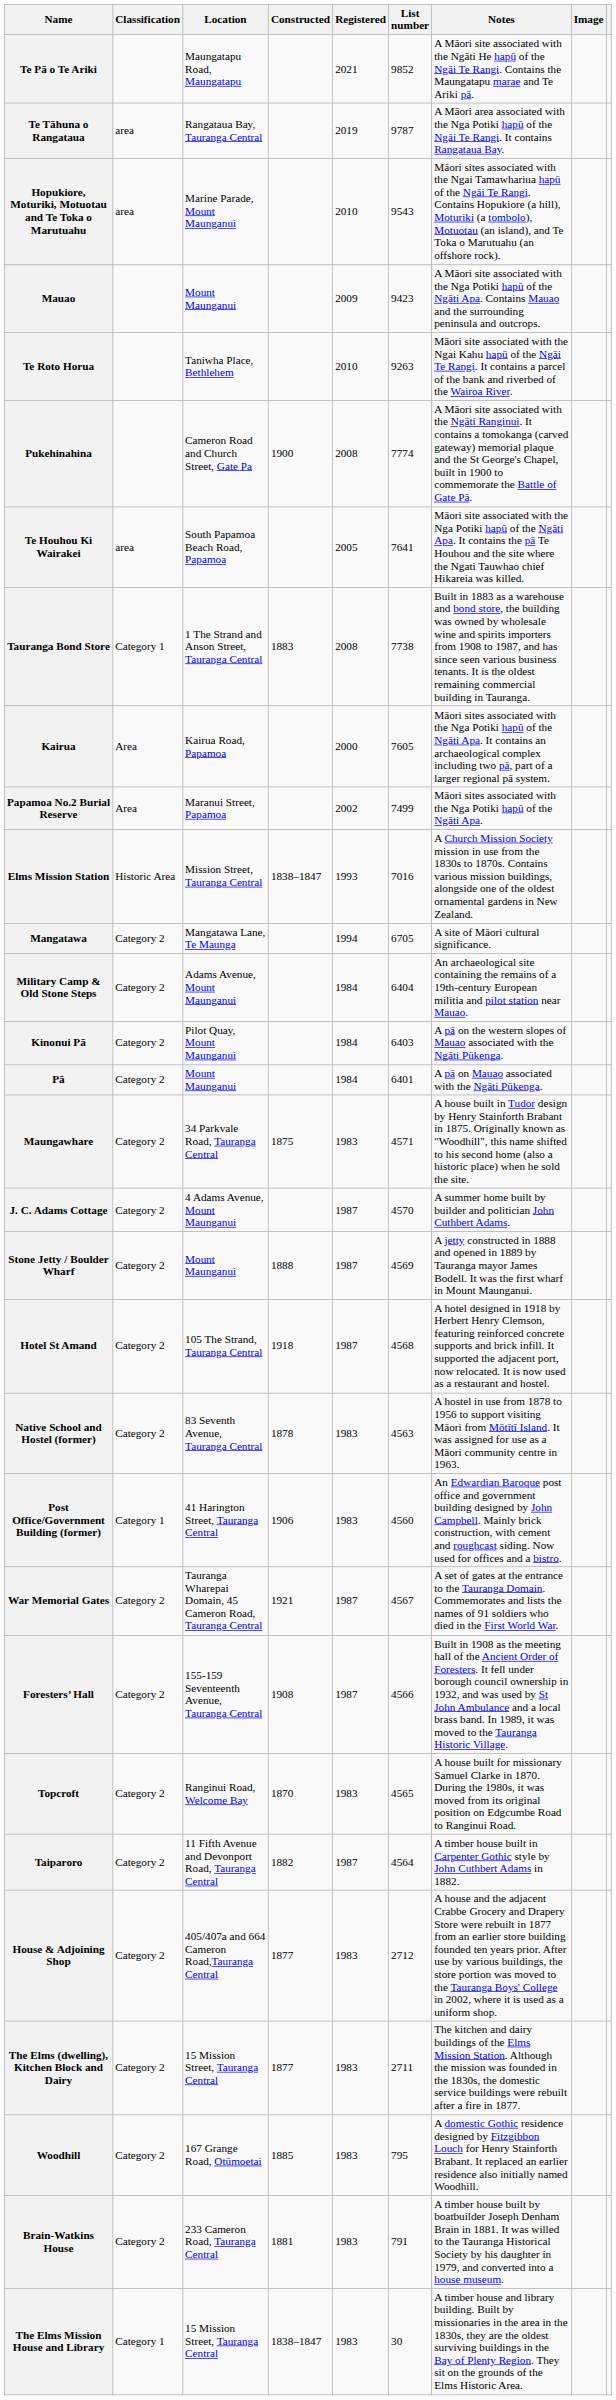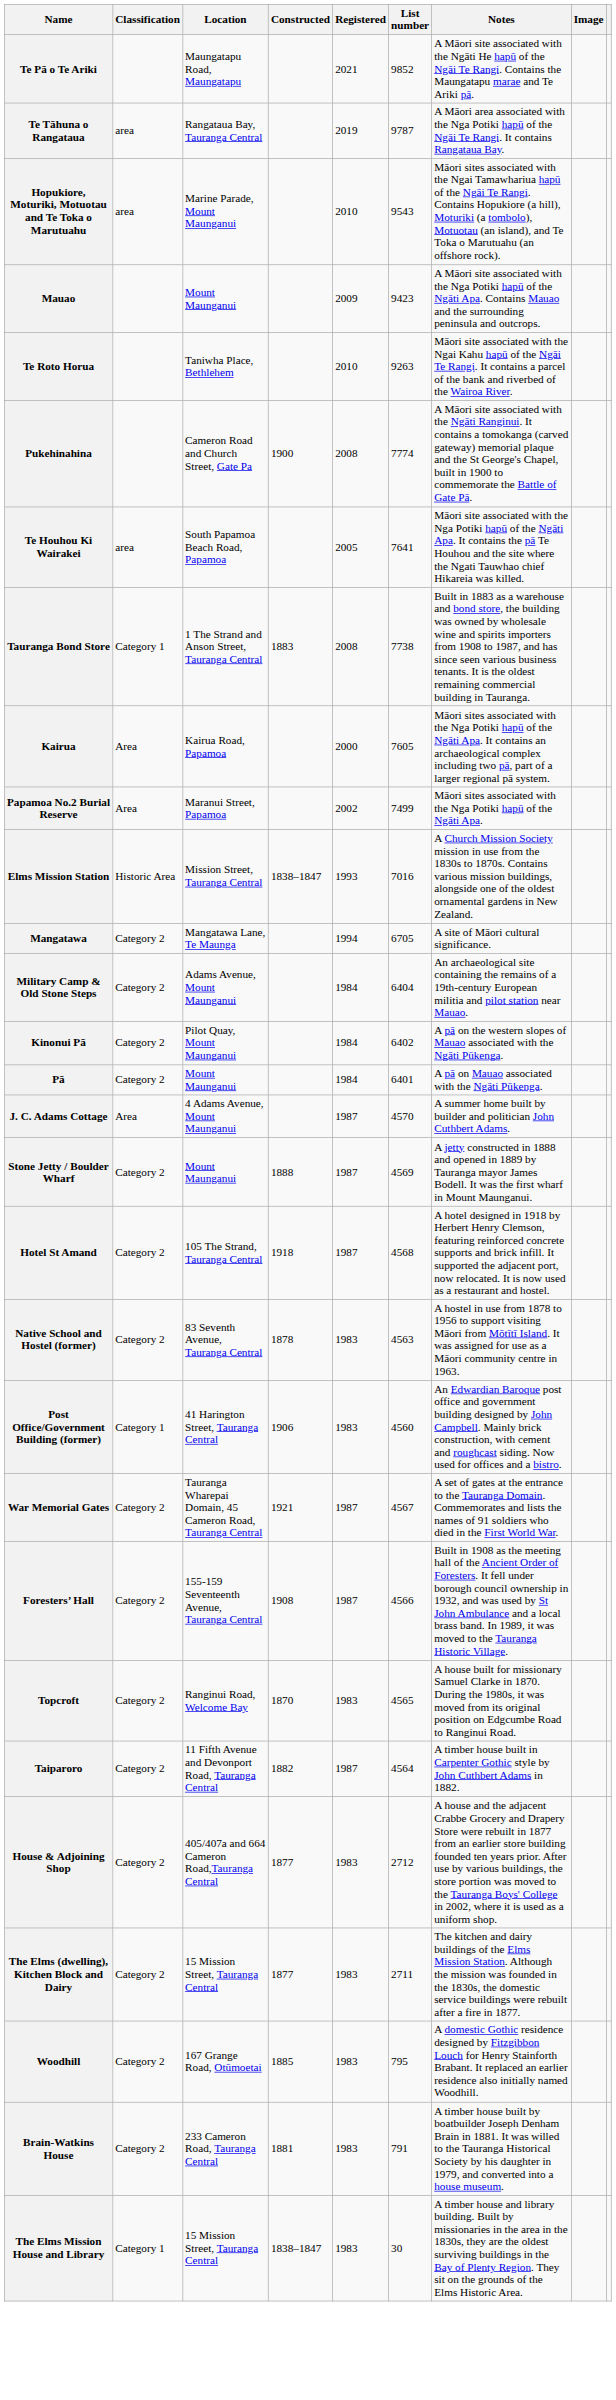(402, 1043) 6403 -> (402, 1043) 6402
- row: (58, 1141)
(140, 1209) Category 2 -> (126, 1116) Area
